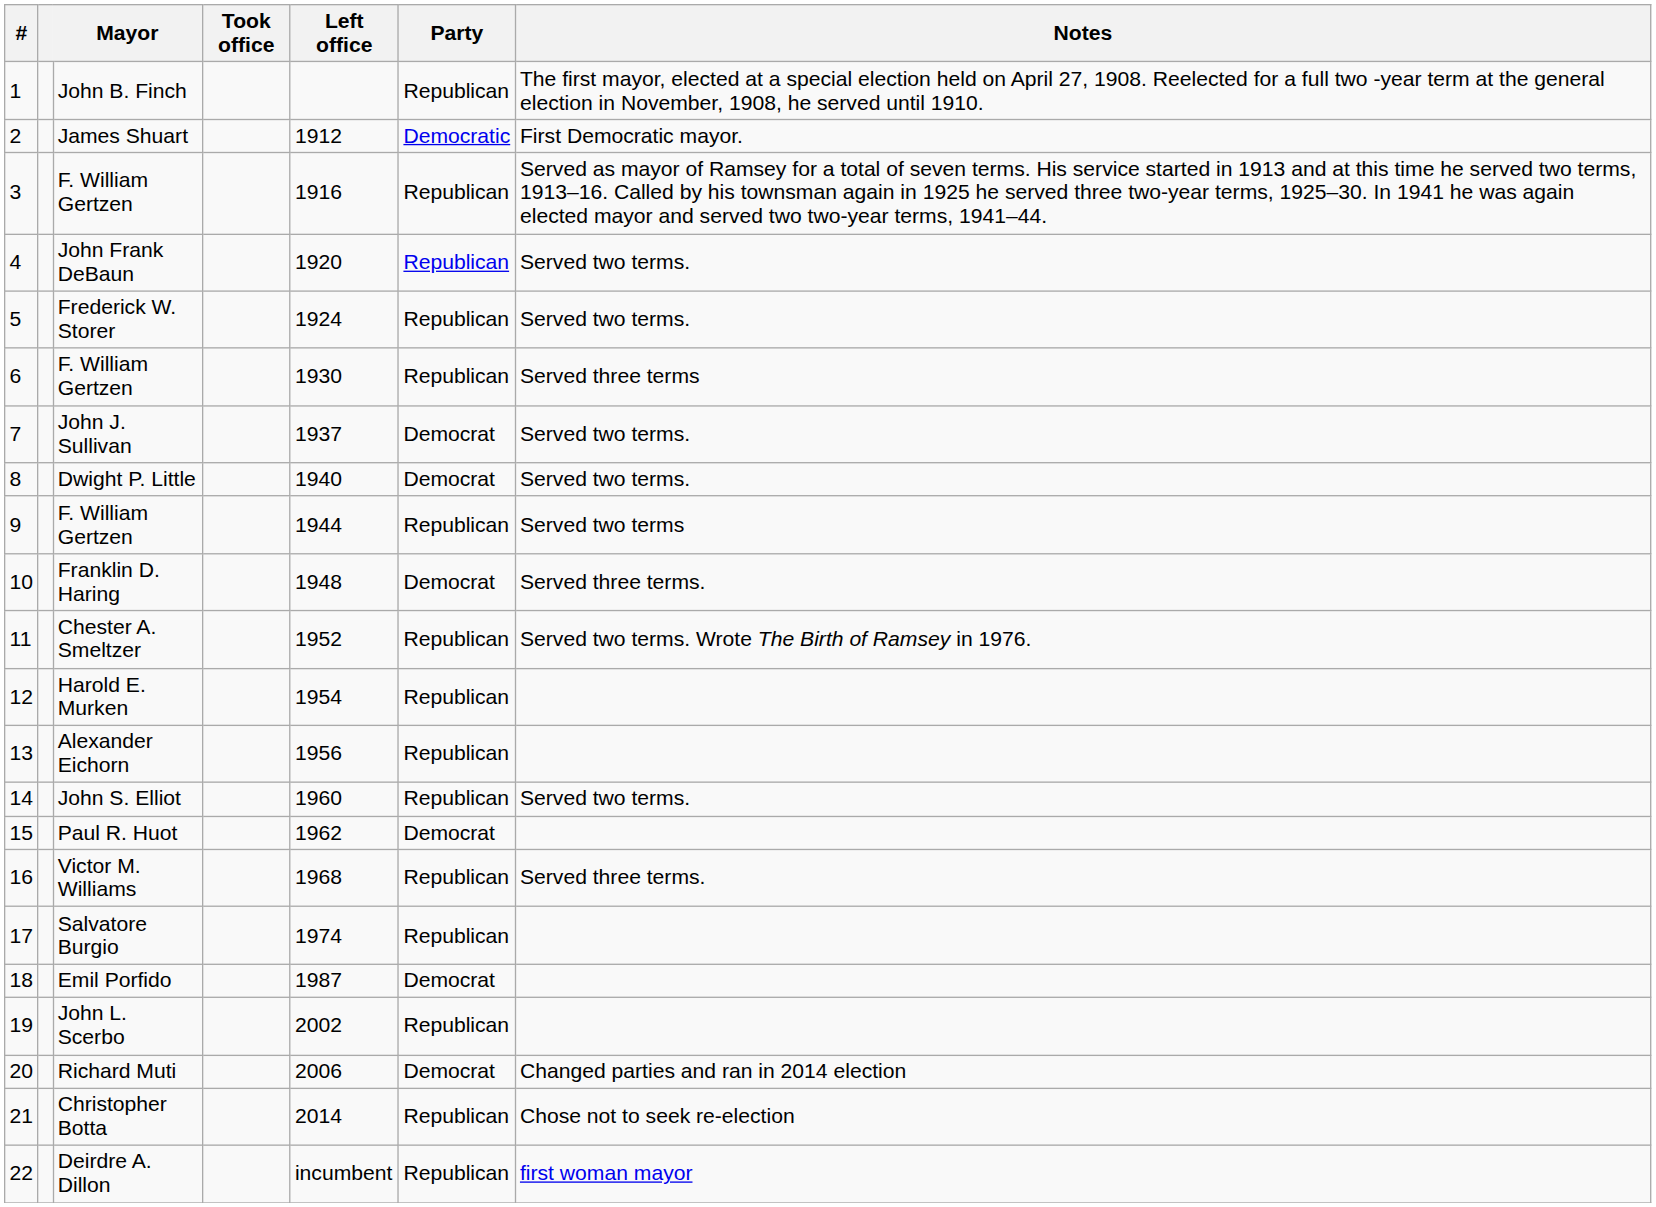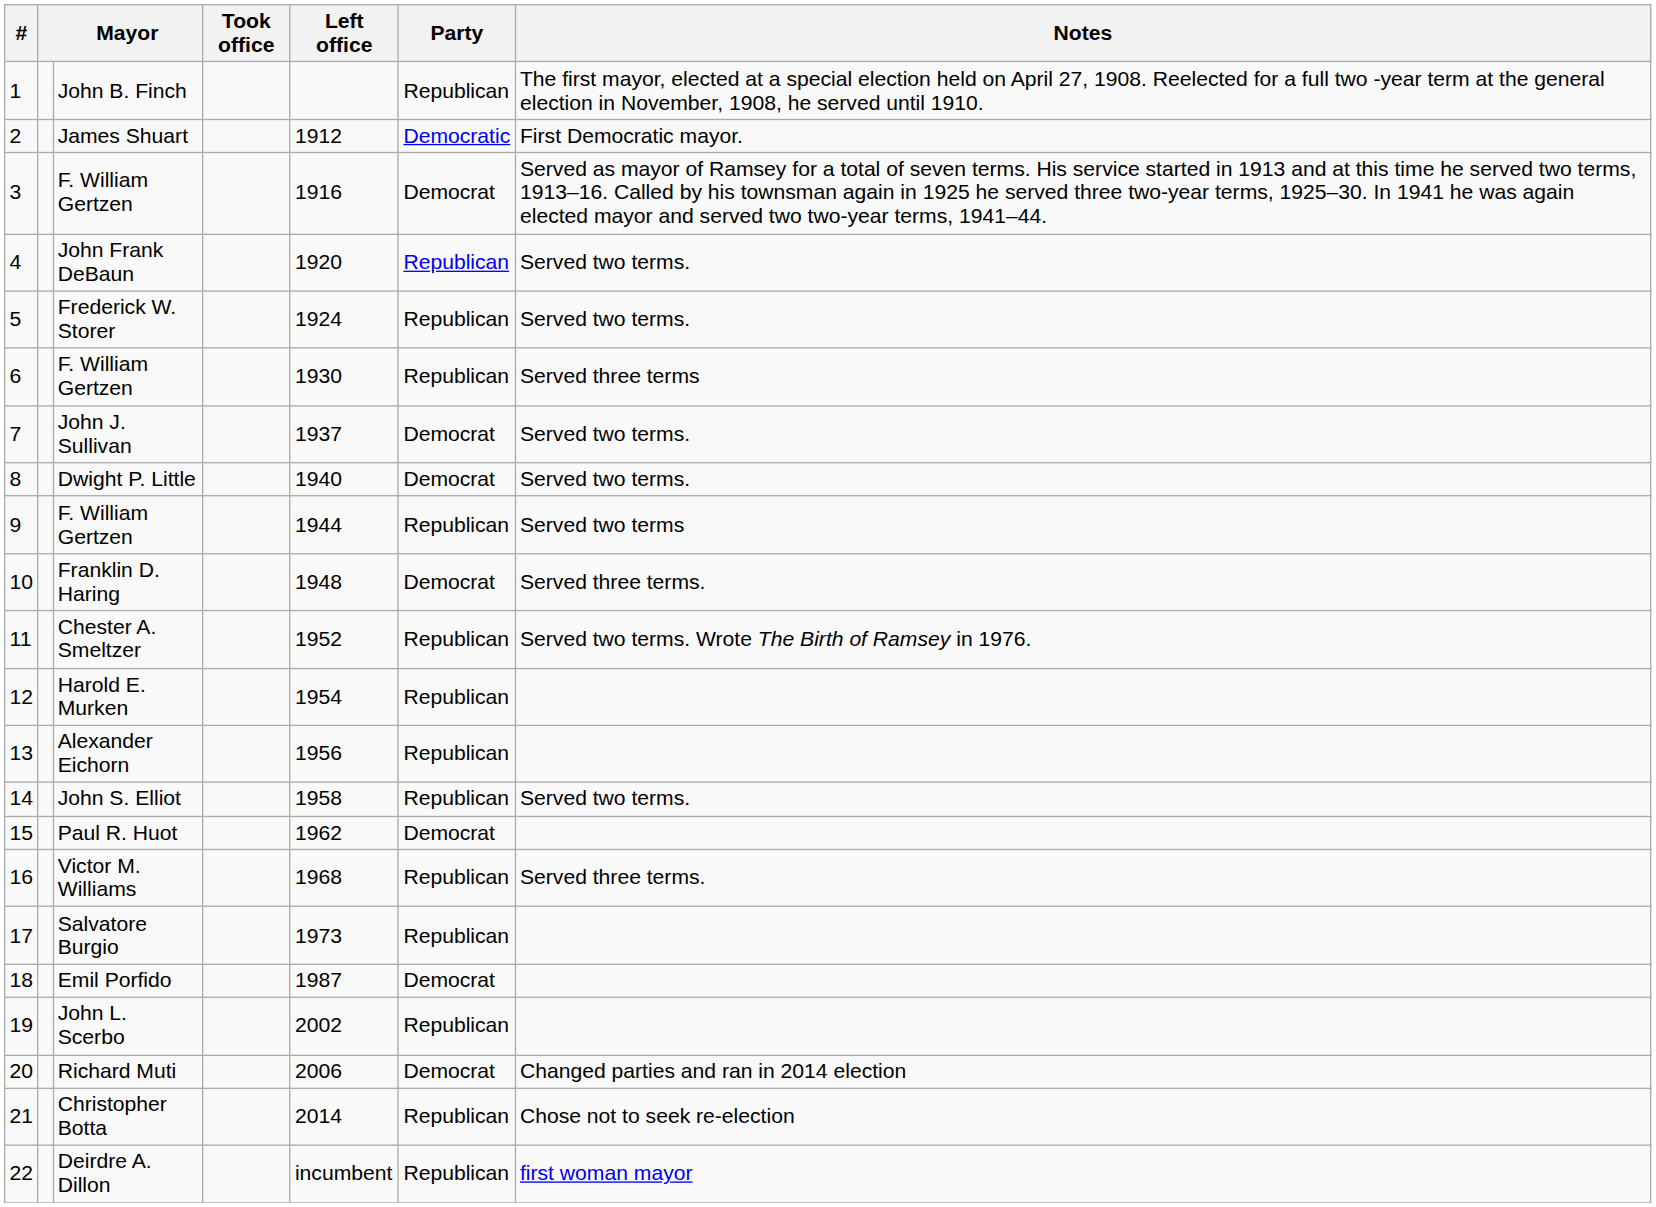(456, 193) Republican -> (449, 193) Democrat
(318, 799) 1960 -> (318, 799) 1958
(318, 935) 1974 -> (318, 935) 1973
